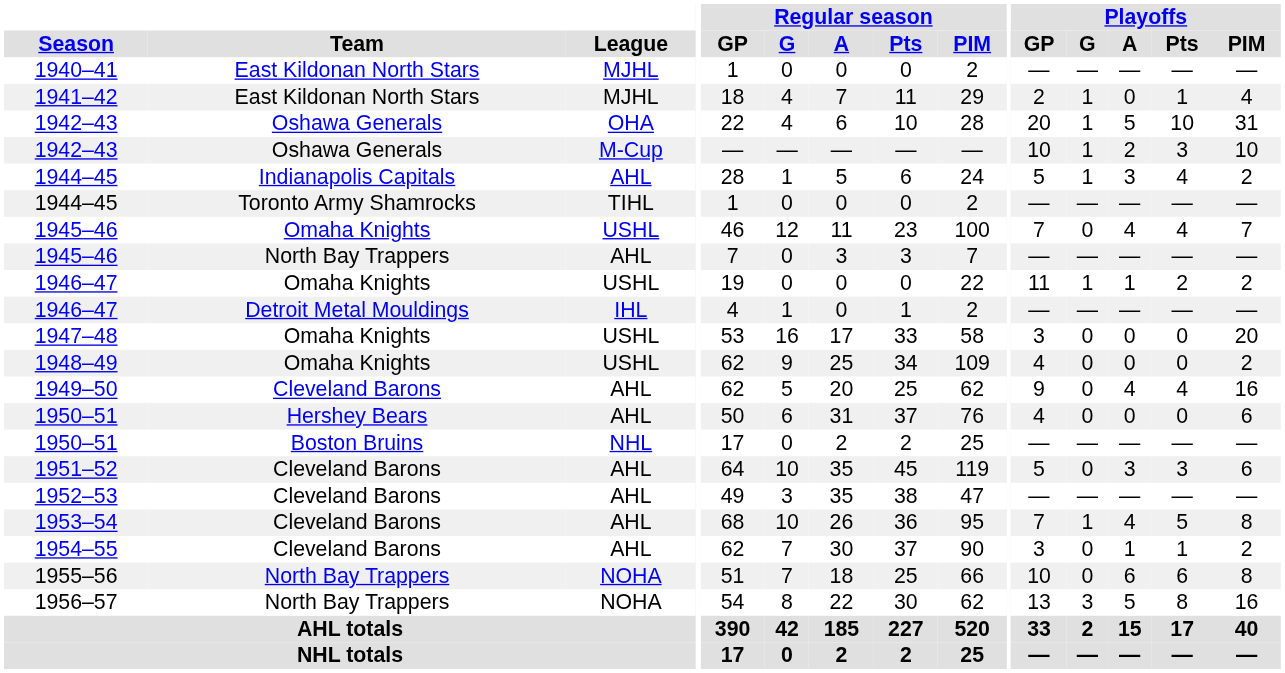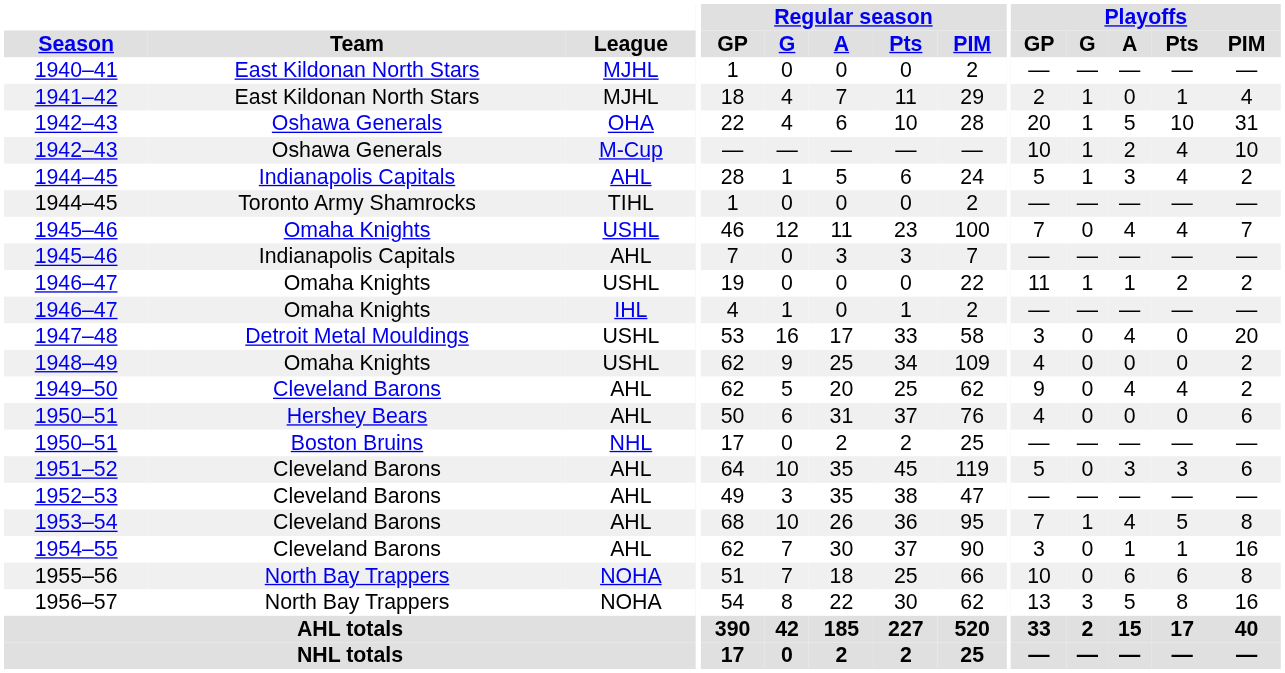(1182, 150) 3 -> (1182, 150) 4
(357, 256) North Bay Trappers -> (357, 256) Indianapolis Capitals
(357, 309) Detroit Metal Mouldings -> (357, 309) Omaha Knights
(357, 336) Omaha Knights -> (357, 336) Detroit Metal Mouldings
(1130, 336) 0 -> (1130, 336) 4
(1247, 389) 16 -> (1247, 389) 2
(1247, 549) 2 -> (1247, 549) 16
